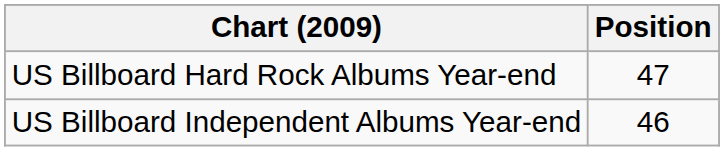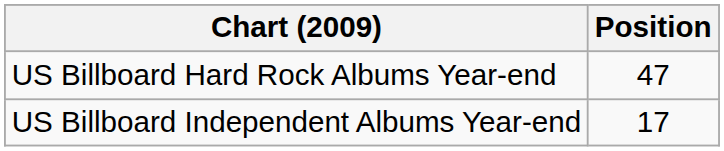(653, 121) 46 -> (653, 121) 17
